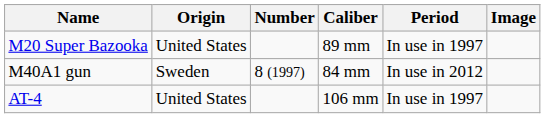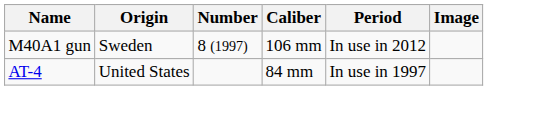- row: (78, 44)
(346, 71) 84 mm -> (294, 44) 106 mm
(351, 98) 106 mm -> (289, 71) 84 mm
